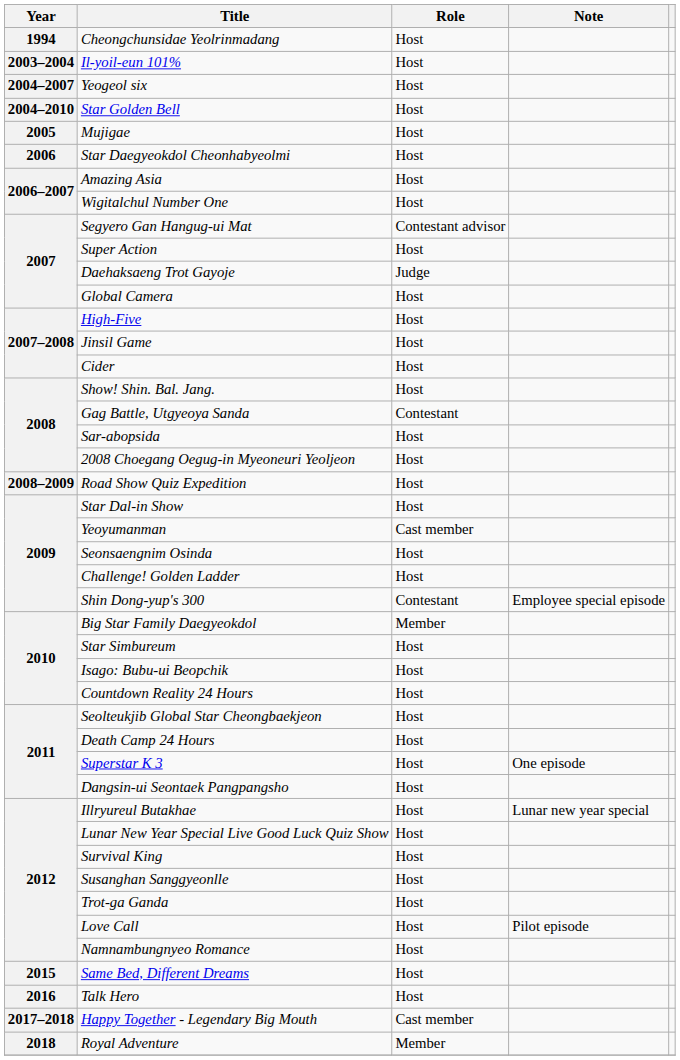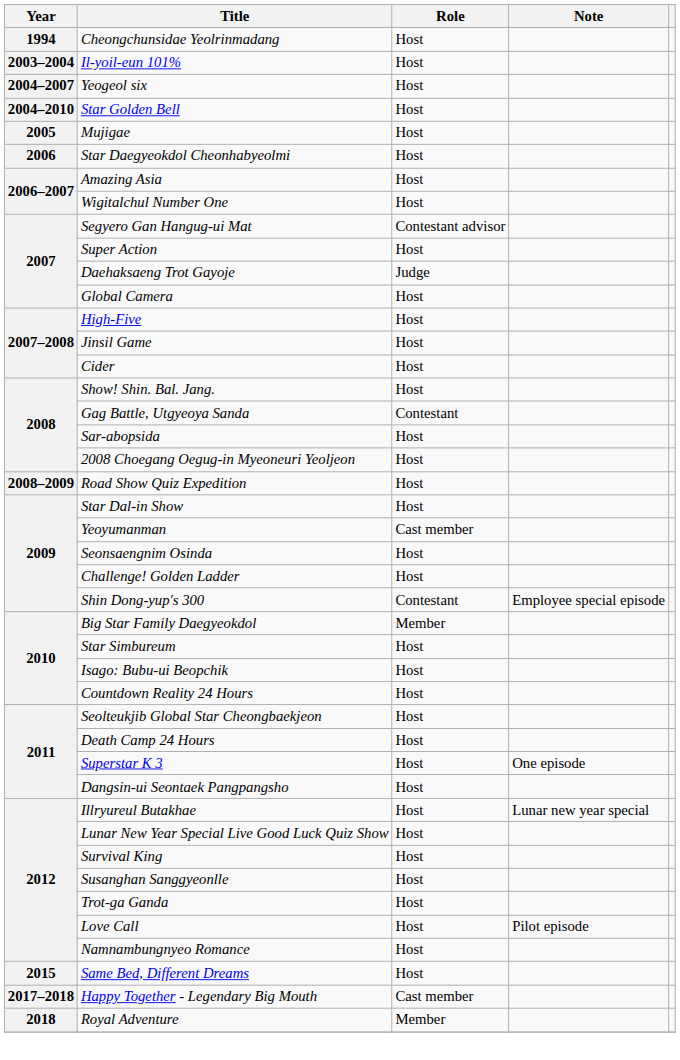- row: (110, 996)
